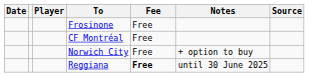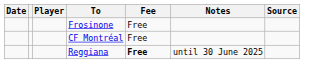- row: (98, 52)
